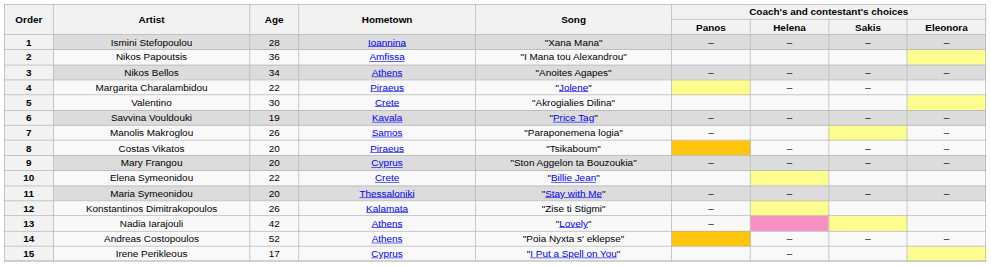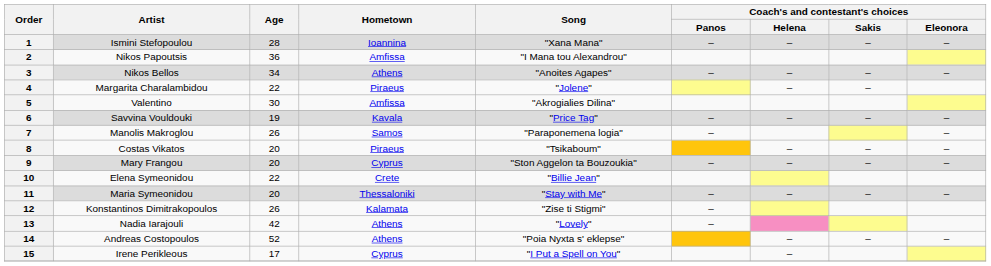(387, 103) Crete -> (387, 103) Amfissa
